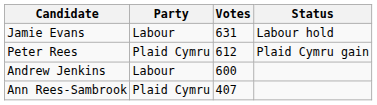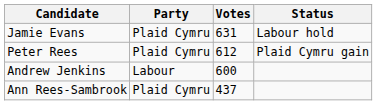(154, 33) Labour -> (171, 33) Plaid Cymru
(226, 90) 407 -> (226, 90) 437
